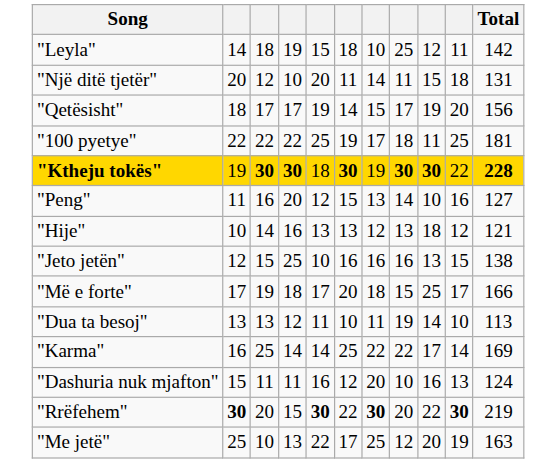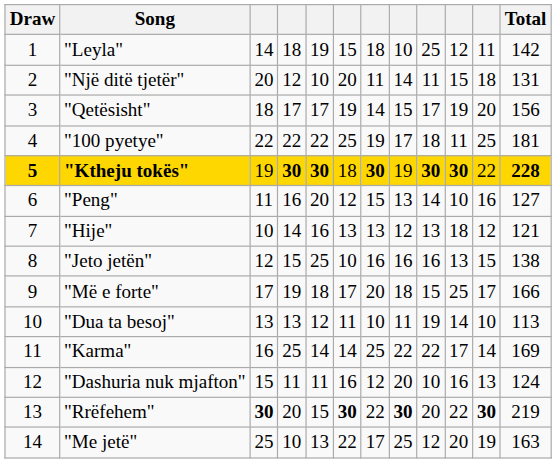+ column: (33, 19)
